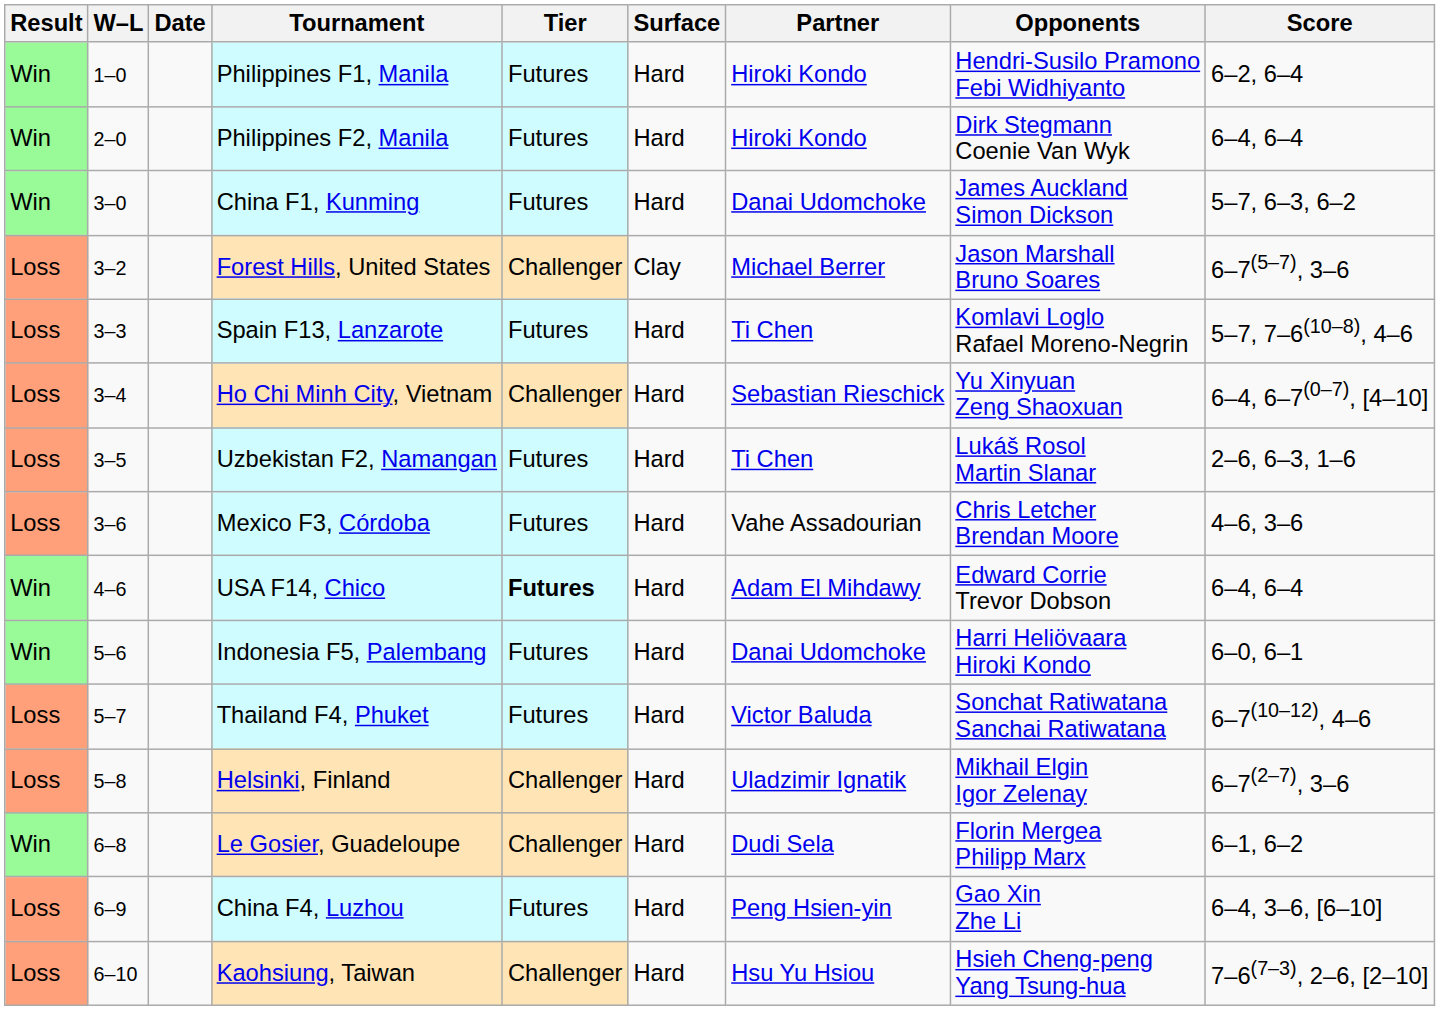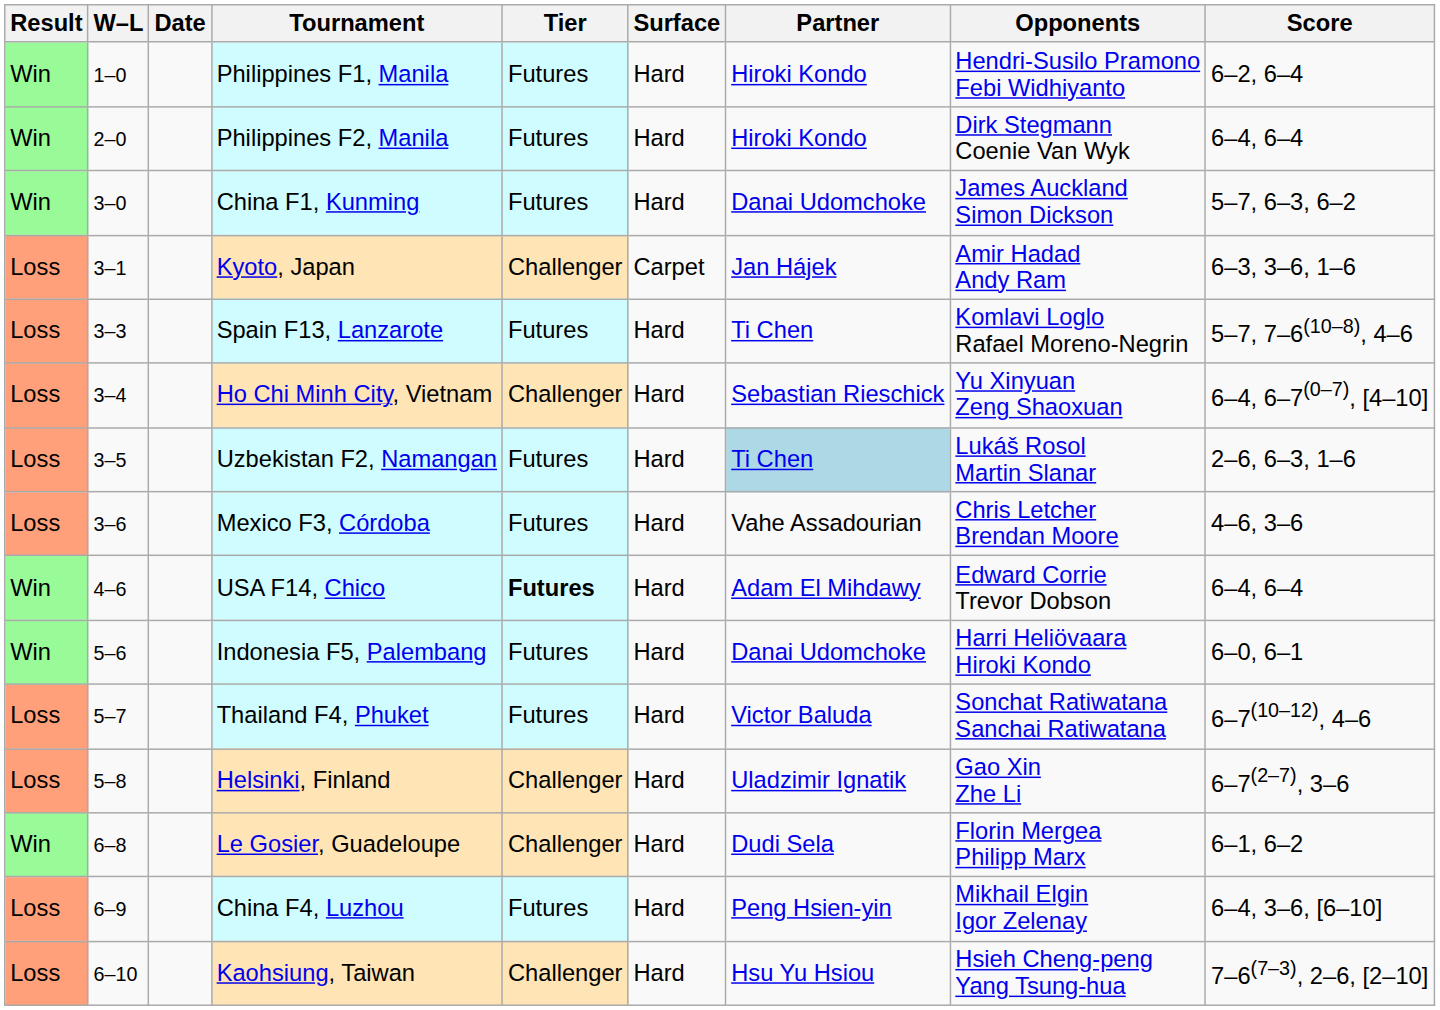+ row: (286, 266)
- row: (354, 266)
(772, 459) no background -> (772, 459) lightblue background
(1022, 780) Mikhail Elgin Igor Zelenay -> (998, 780) Gao Xin Zhe Li
(998, 908) Gao Xin Zhe Li -> (1022, 908) Mikhail Elgin Igor Zelenay
